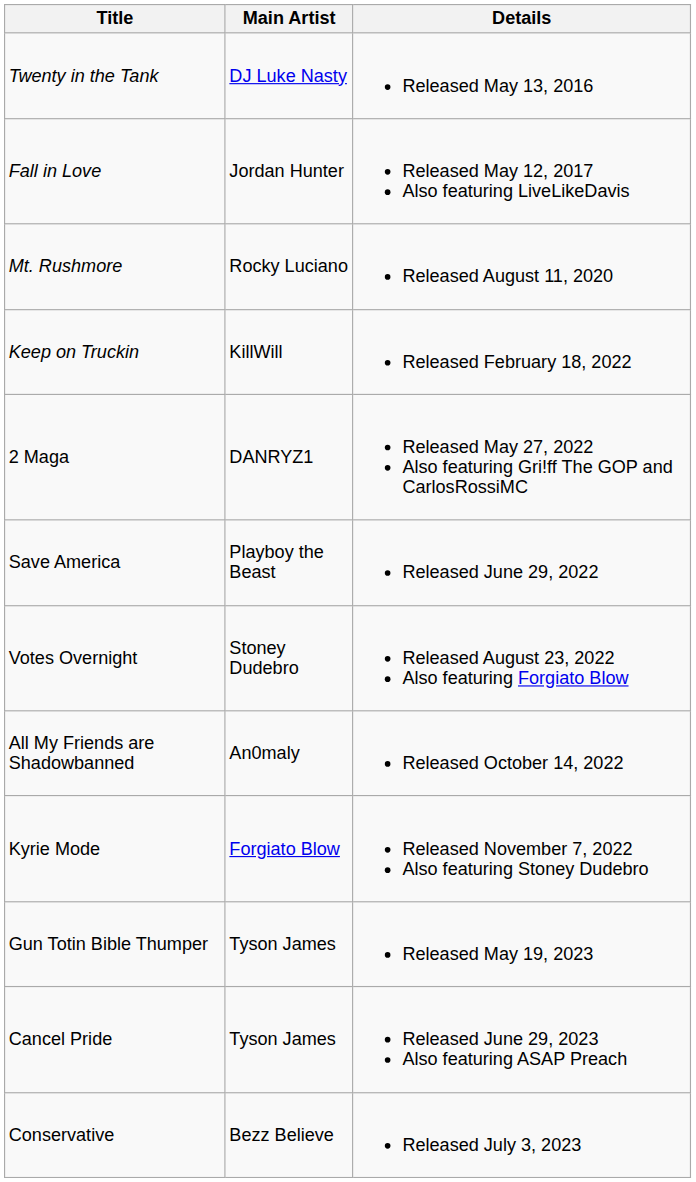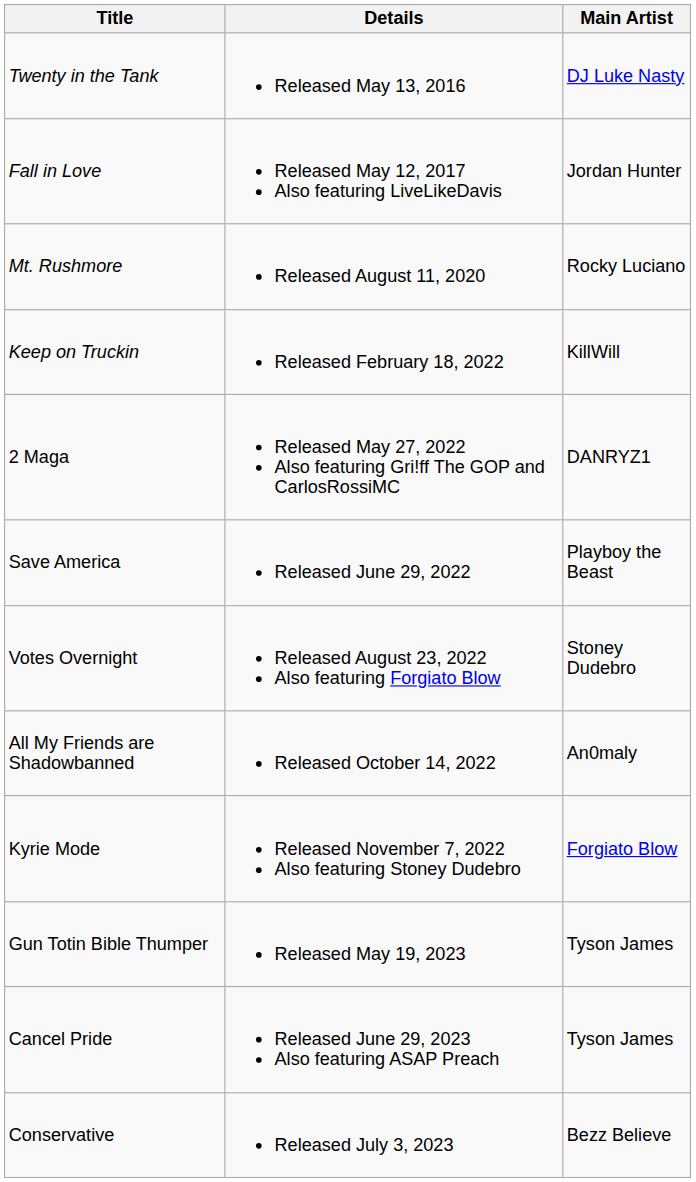columns swapped: (289, 18) <-> (522, 18)
